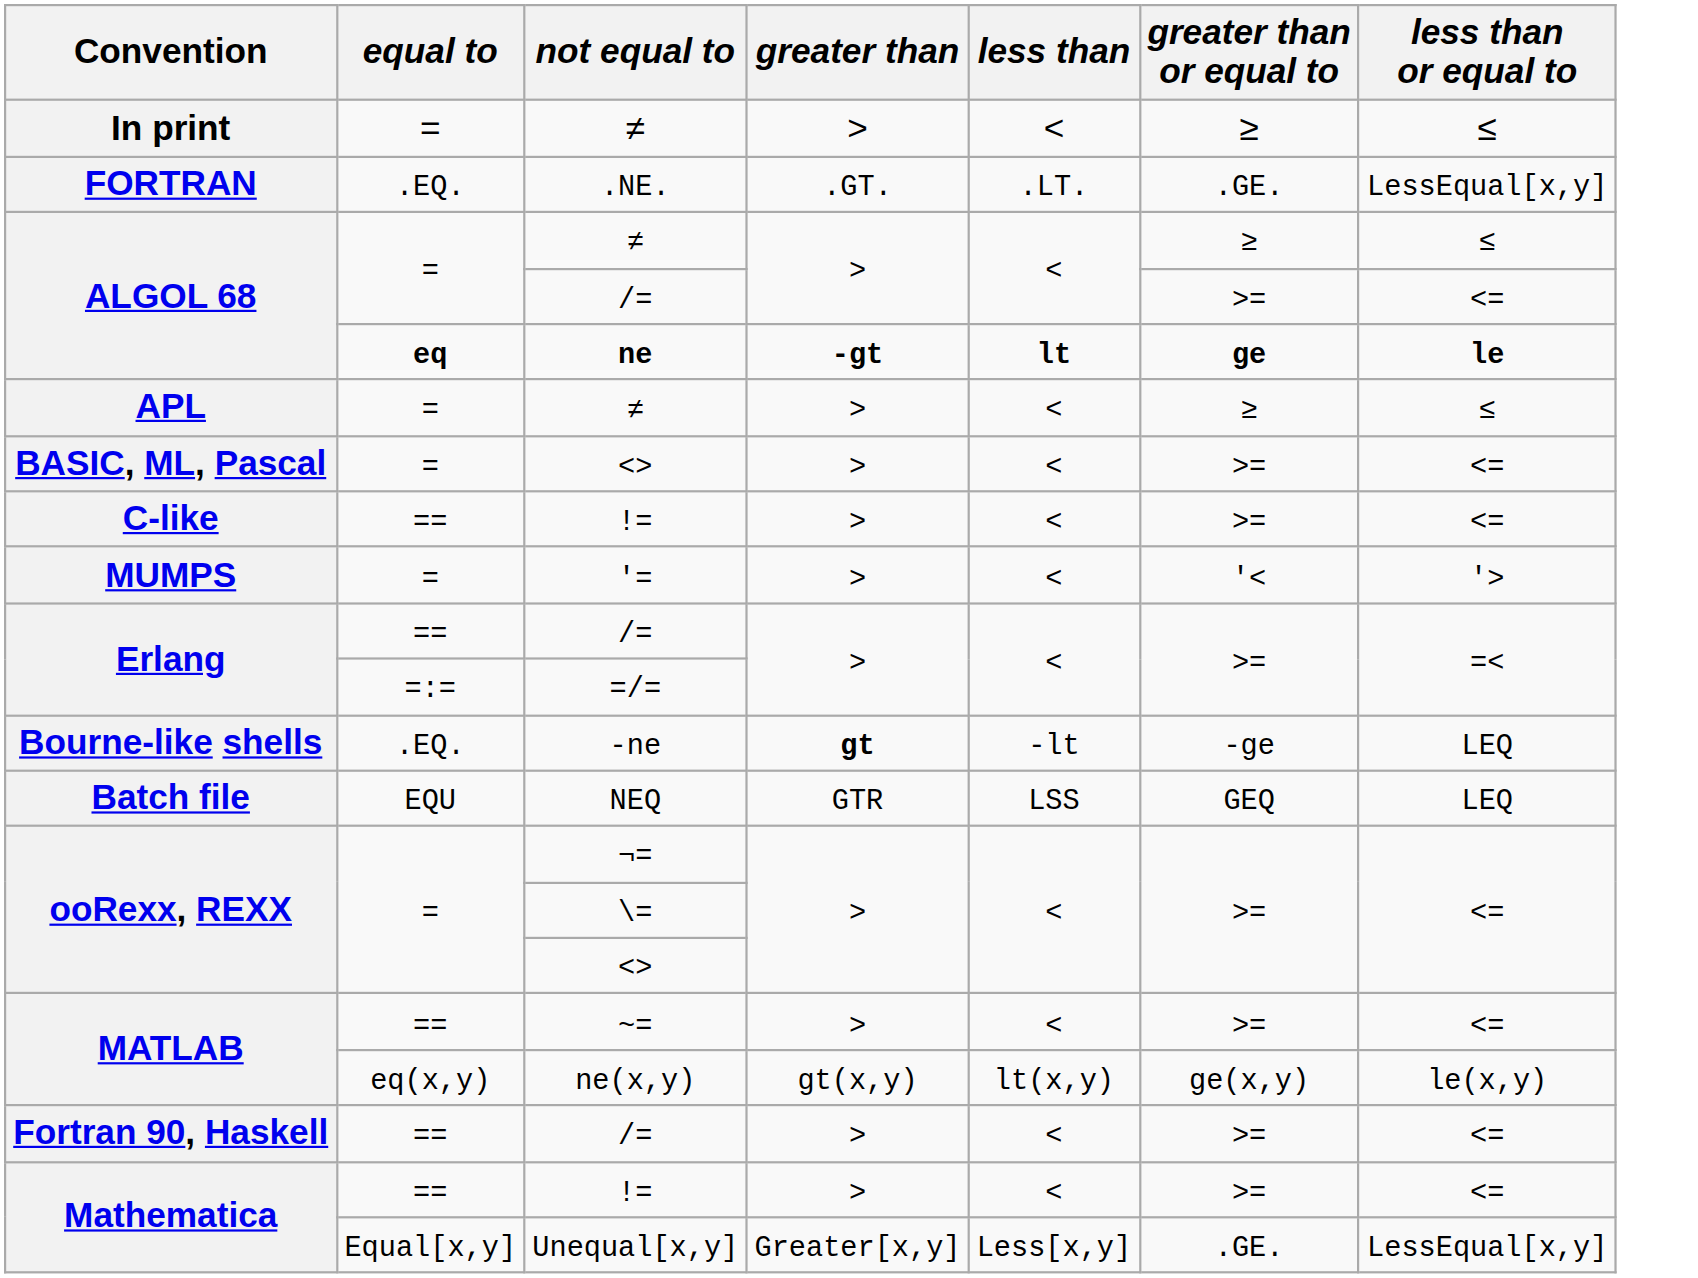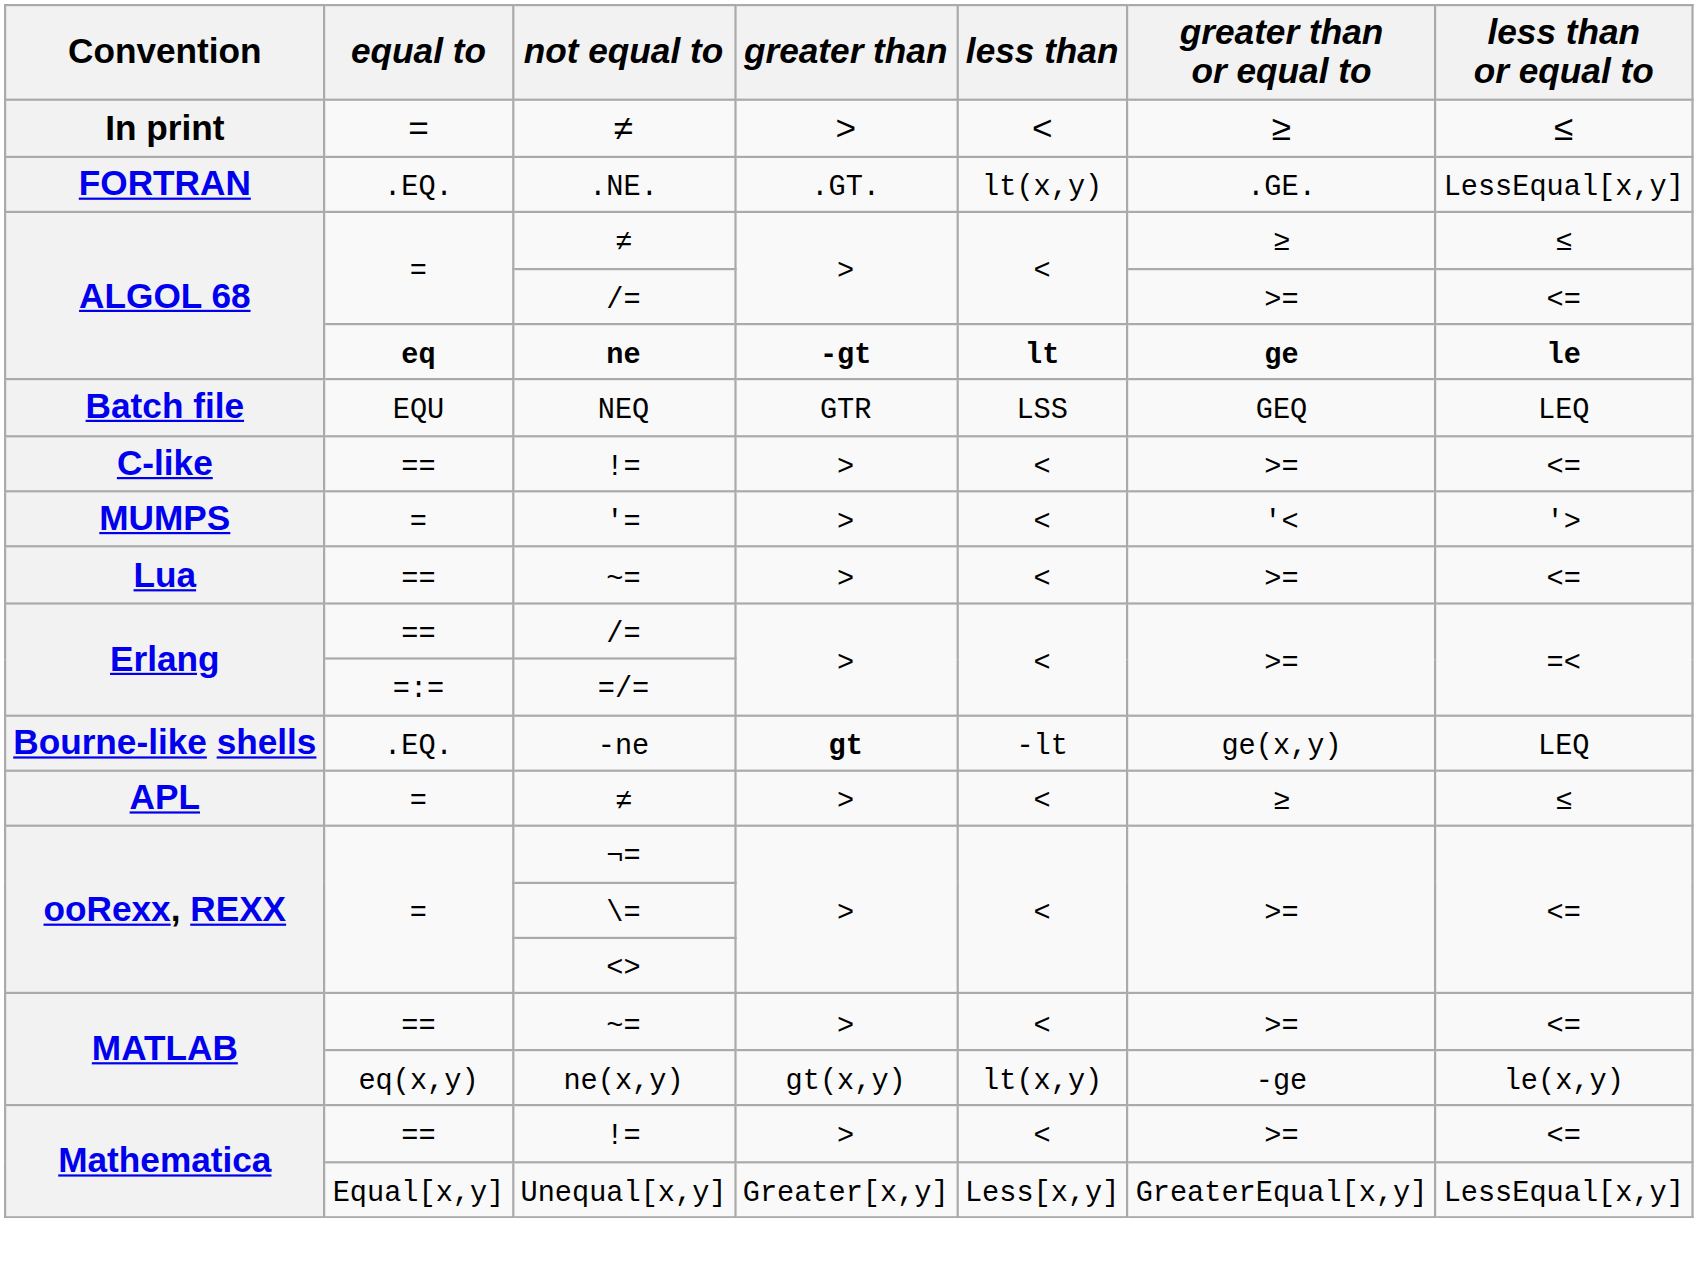(1054, 188) .LT. -> (1042, 188) lt(x,y)
rows swapped: (171, 406) <-> (171, 797)
- row: (171, 462)
+ row: (165, 574)
(1249, 746) -ge -> (1281, 746) ge(x,y)
(1249, 1081) ge(x,y) -> (1282, 1081) -ge
- row: (171, 1132)
(1249, 1248) .GE. -> (1282, 1192) GreaterEqual[x,y]
